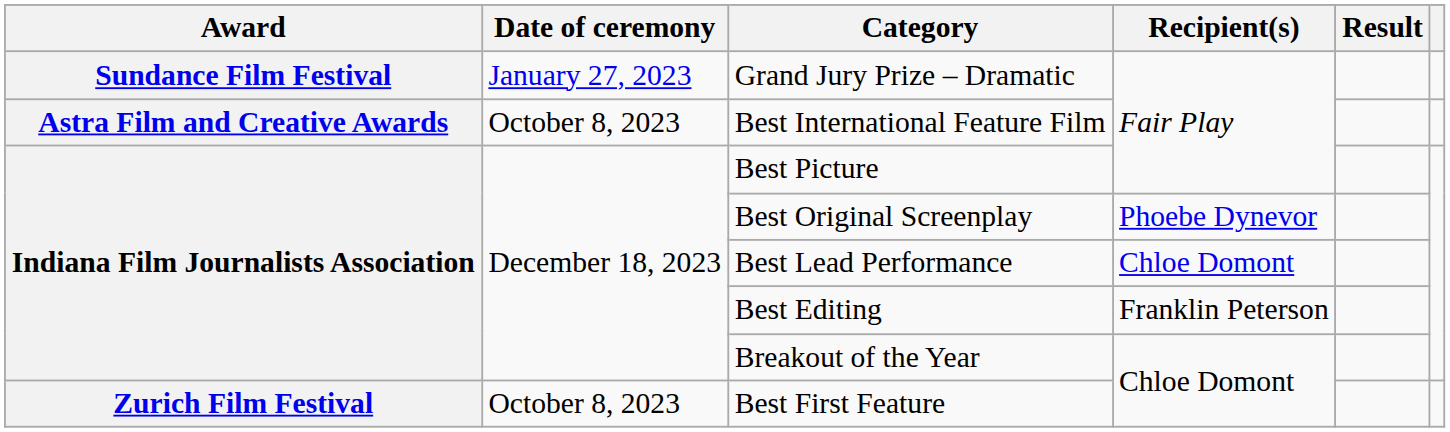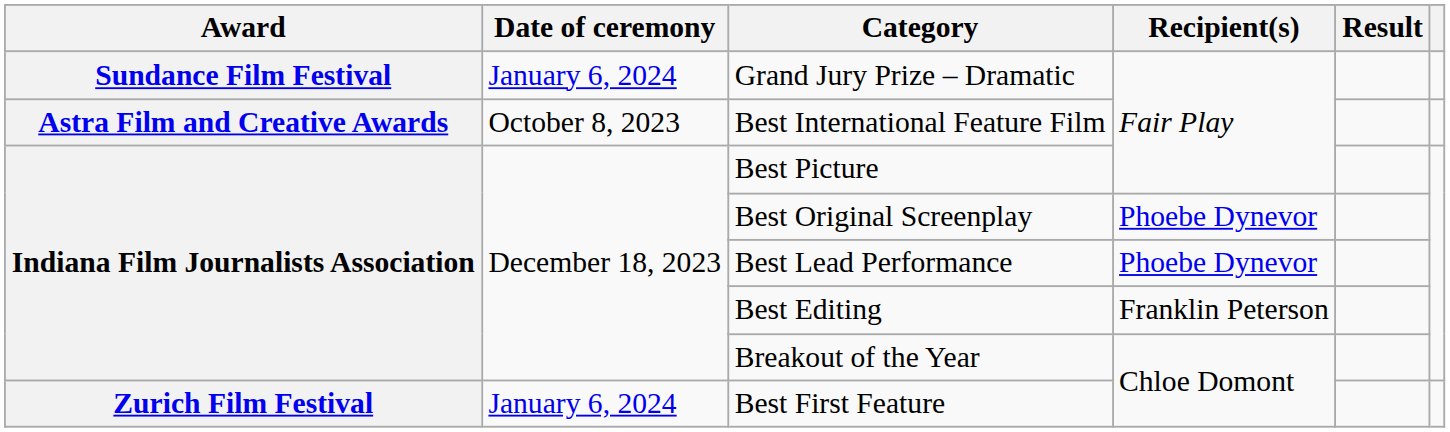(590, 74) January 27, 2023 -> (583, 74) January 6, 2024
(1207, 262) Chloe Domont -> (1218, 262) Phoebe Dynevor
(584, 403) October 8, 2023 -> (583, 403) January 6, 2024
